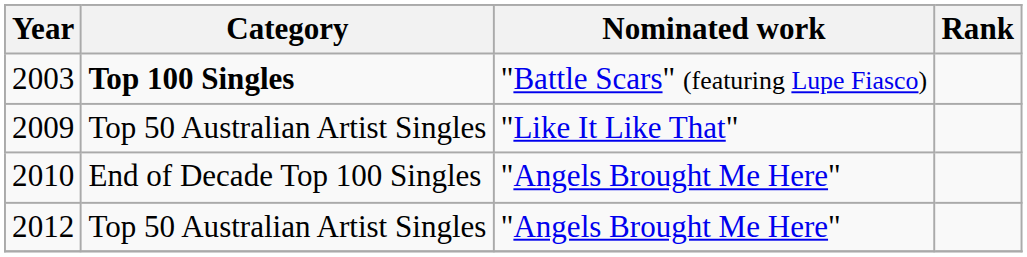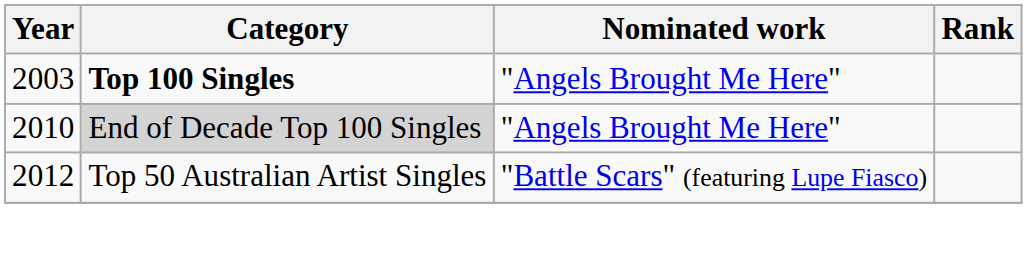(714, 78) "Battle Scars" (featuring Lupe Fiasco) -> (671, 78) "Angels Brought Me Here"
- row: (43, 127)
(285, 176) no background -> (285, 127) lightgrey background
(671, 226) "Angels Brought Me Here" -> (714, 176) "Battle Scars" (featuring Lupe Fiasco)
